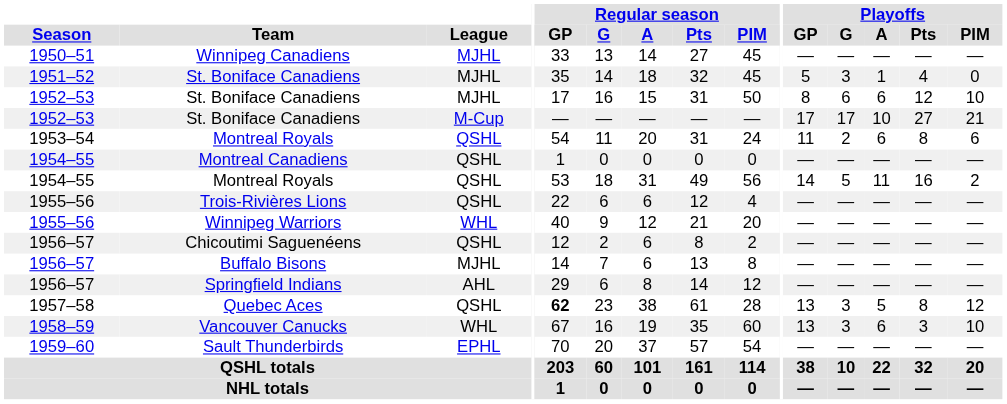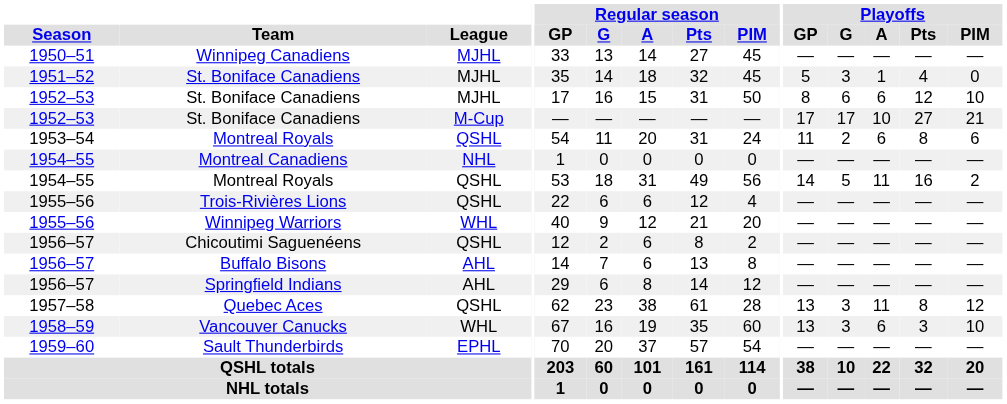(479, 159) QSHL -> (479, 159) NHL
(479, 263) MJHL -> (479, 263) AHL
(560, 305) bold -> (560, 305) normal
(881, 305) 5 -> (881, 305) 11
